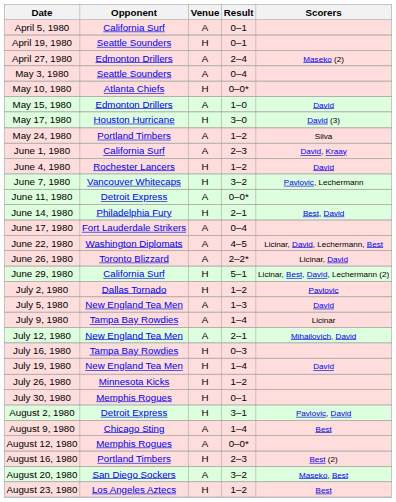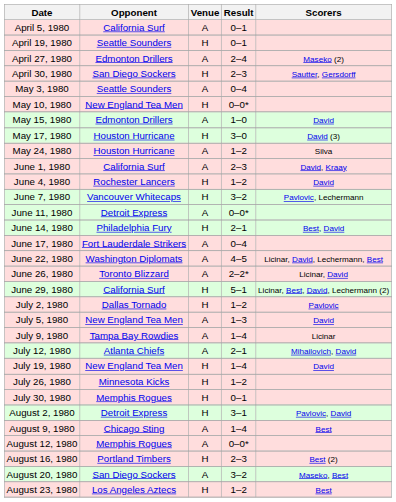+ row: (42, 74)
(134, 89) Atlanta Chiefs -> (134, 105) New England Tea Men
(134, 135) Portland Timbers -> (134, 151) Houston Hurricane
(134, 336) New England Tea Men -> (134, 351) Atlanta Chiefs
- row: (42, 351)
